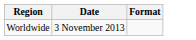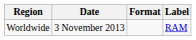+ column: (177, 12)
